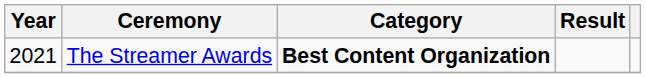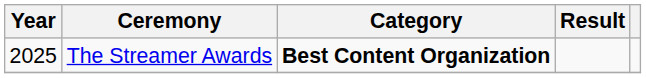(33, 55) 2021 -> (33, 55) 2025
